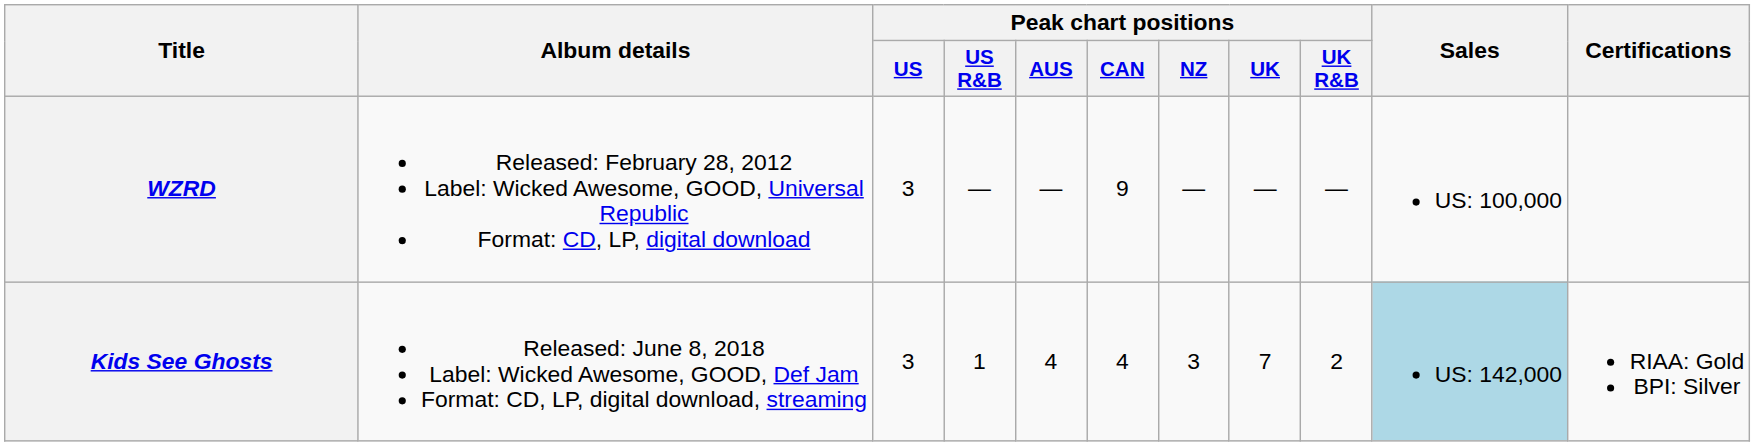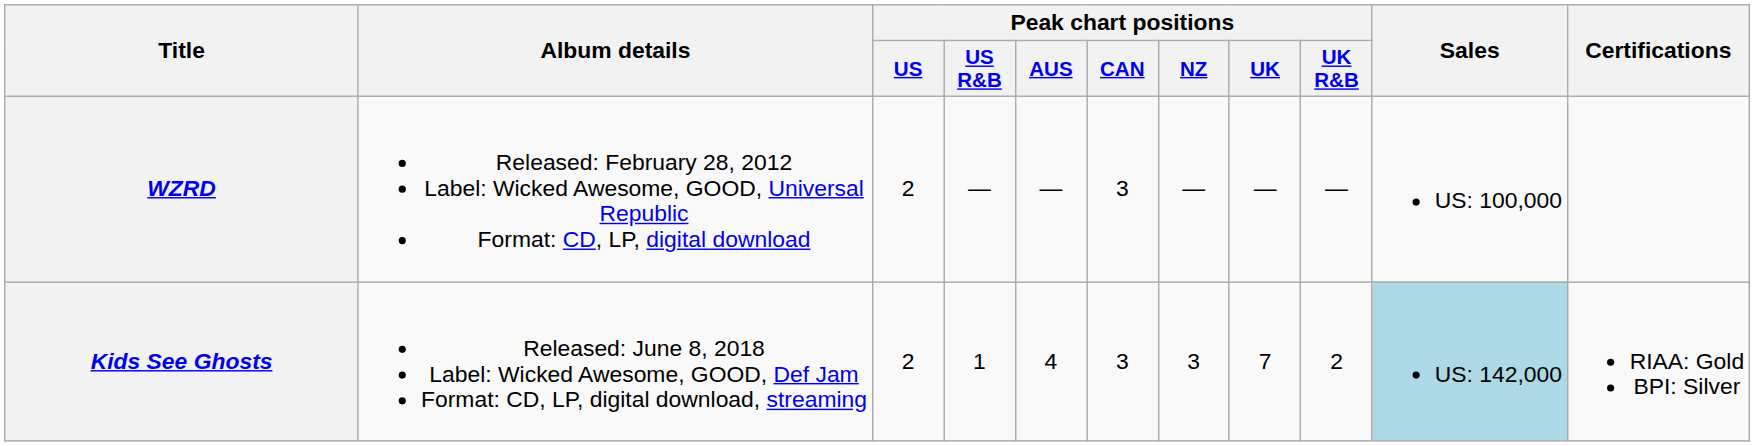(908, 188) 3 -> (908, 188) 2
(1122, 188) 9 -> (1122, 188) 3
(908, 360) 3 -> (908, 360) 2
(1122, 360) 4 -> (1122, 360) 3
